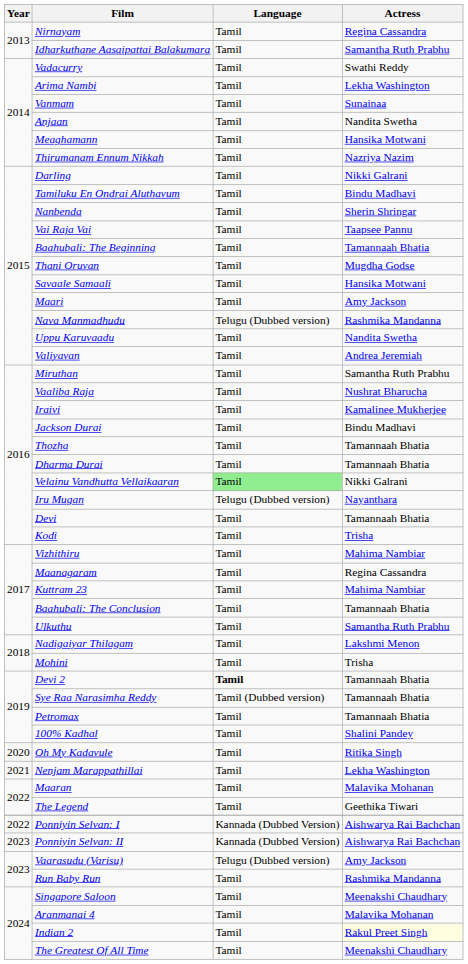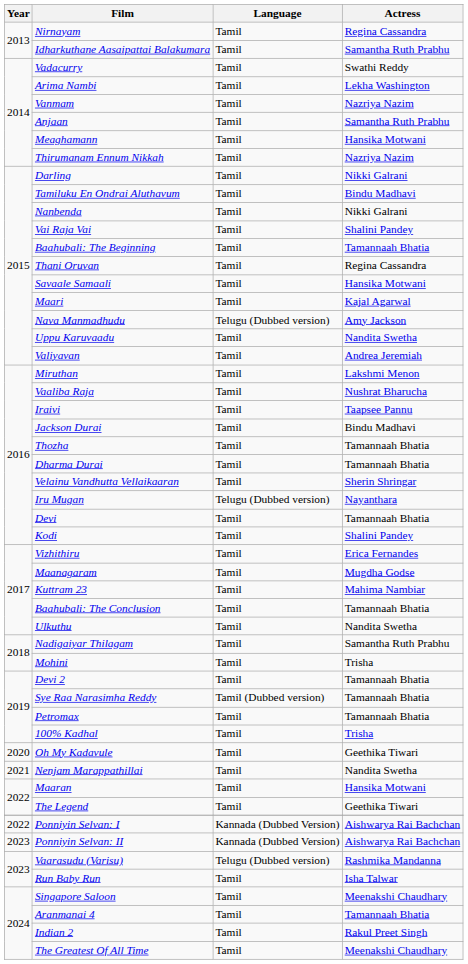(366, 103) Sunainaa -> (379, 103) Nazriya Nazim
(381, 121) Nandita Swetha -> (397, 121) Samantha Ruth Prabhu
(381, 211) Sherin Shringar -> (376, 211) Nikki Galrani
(379, 229) Taapsee Pannu -> (379, 229) Shalini Pandey
(380, 265) Mugdha Godse -> (386, 265) Regina Cassandra
(375, 301) Amy Jackson -> (378, 301) Kajal Agarwal
(393, 319) Rashmika Mandanna -> (375, 319) Amy Jackson
(397, 373) Samantha Ruth Prabhu -> (382, 373) Lakshmi Menon
(395, 409) Kamalinee Mukherjee -> (379, 409) Taapsee Pannu
(229, 481) lightgreen background -> (229, 481) no background
(376, 481) Nikki Galrani -> (381, 481) Sherin Shringar
(359, 535) Trisha -> (379, 535) Shalini Pandey
(385, 553) Mahima Nambiar -> (381, 553) Erica Fernandes
(386, 572) Regina Cassandra -> (380, 572) Mugdha Godse
(397, 626) Samantha Ruth Prabhu -> (381, 626) Nandita Swetha
(382, 644) Lakshmi Menon -> (397, 644) Samantha Ruth Prabhu
(229, 680) bold -> (229, 680) normal
(379, 734) Shalini Pandey -> (359, 734) Trisha
(373, 752) Ritika Singh -> (381, 752) Geethika Tiwari
(387, 770) Lekha Washington -> (381, 770) Nandita Swetha
(389, 788) Malavika Mohanan -> (385, 788) Hansika Motwani
(375, 860) Amy Jackson -> (393, 860) Rashmika Mandanna
(393, 878) Rashmika Mandanna -> (371, 878) Isha Talwar
(389, 914) Malavika Mohanan -> (387, 914) Tamannaah Bhatia
(386, 932) lightyellow background -> (386, 932) no background
